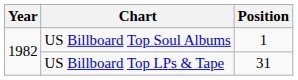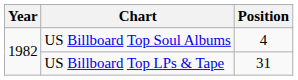(263, 39) 1 -> (263, 39) 4
